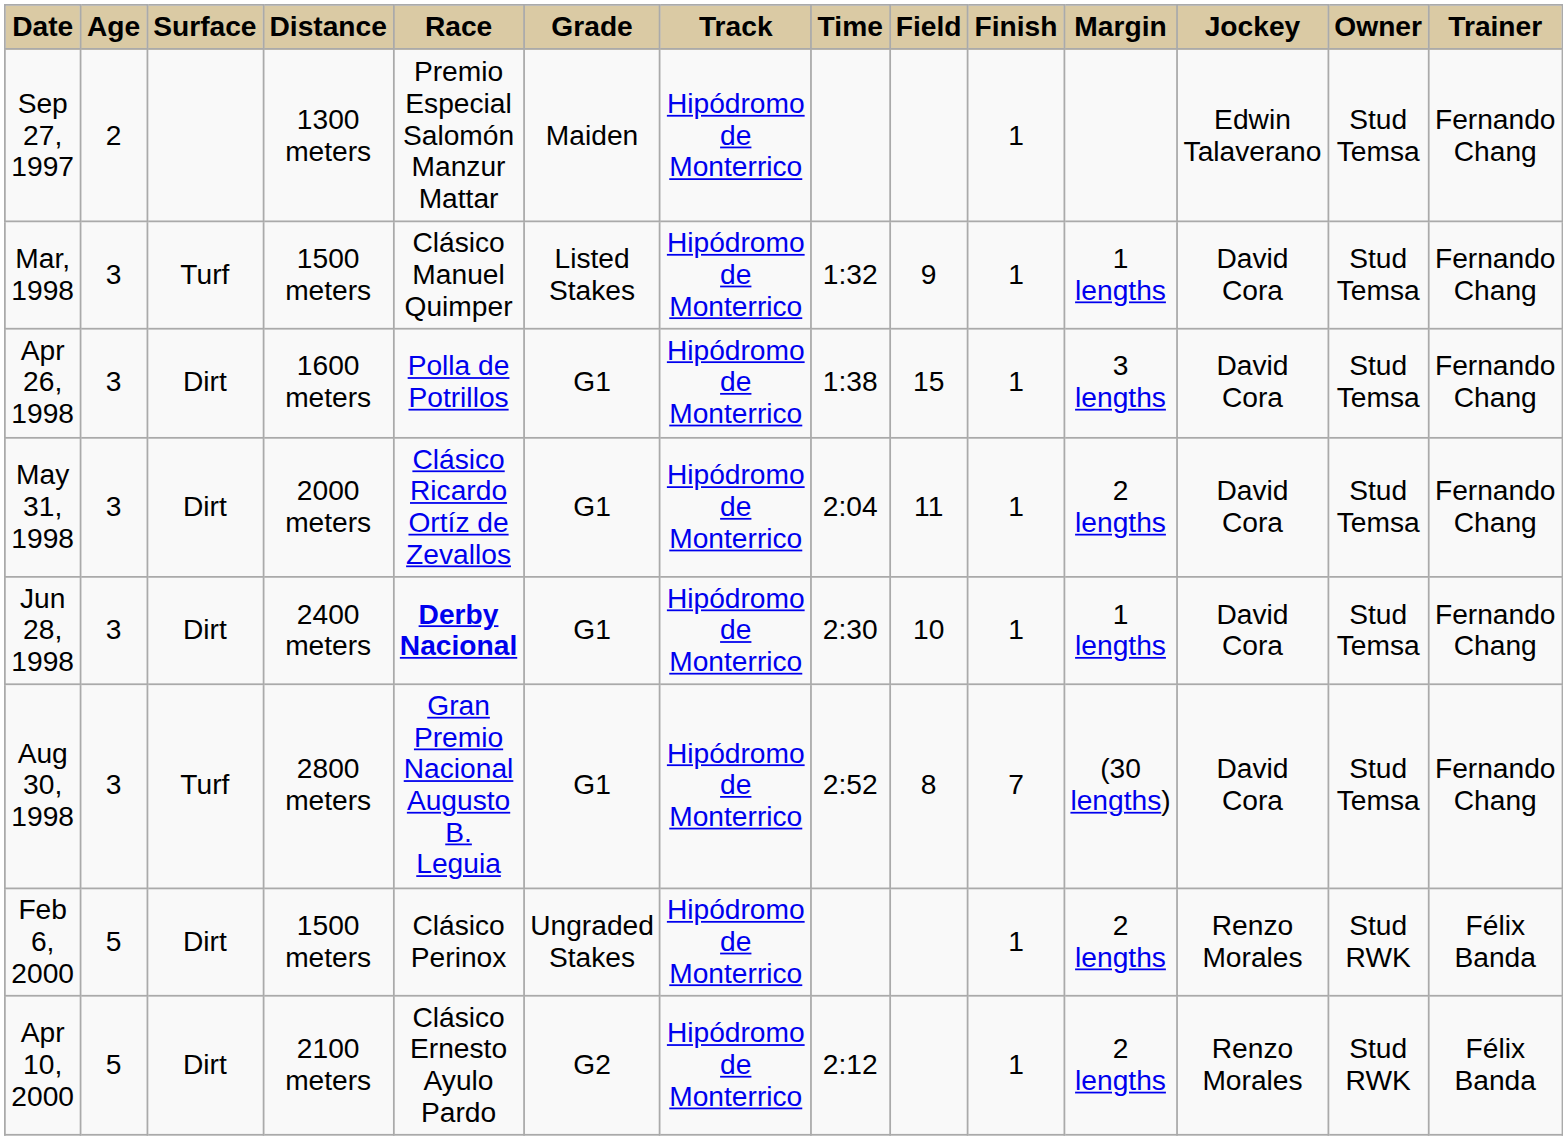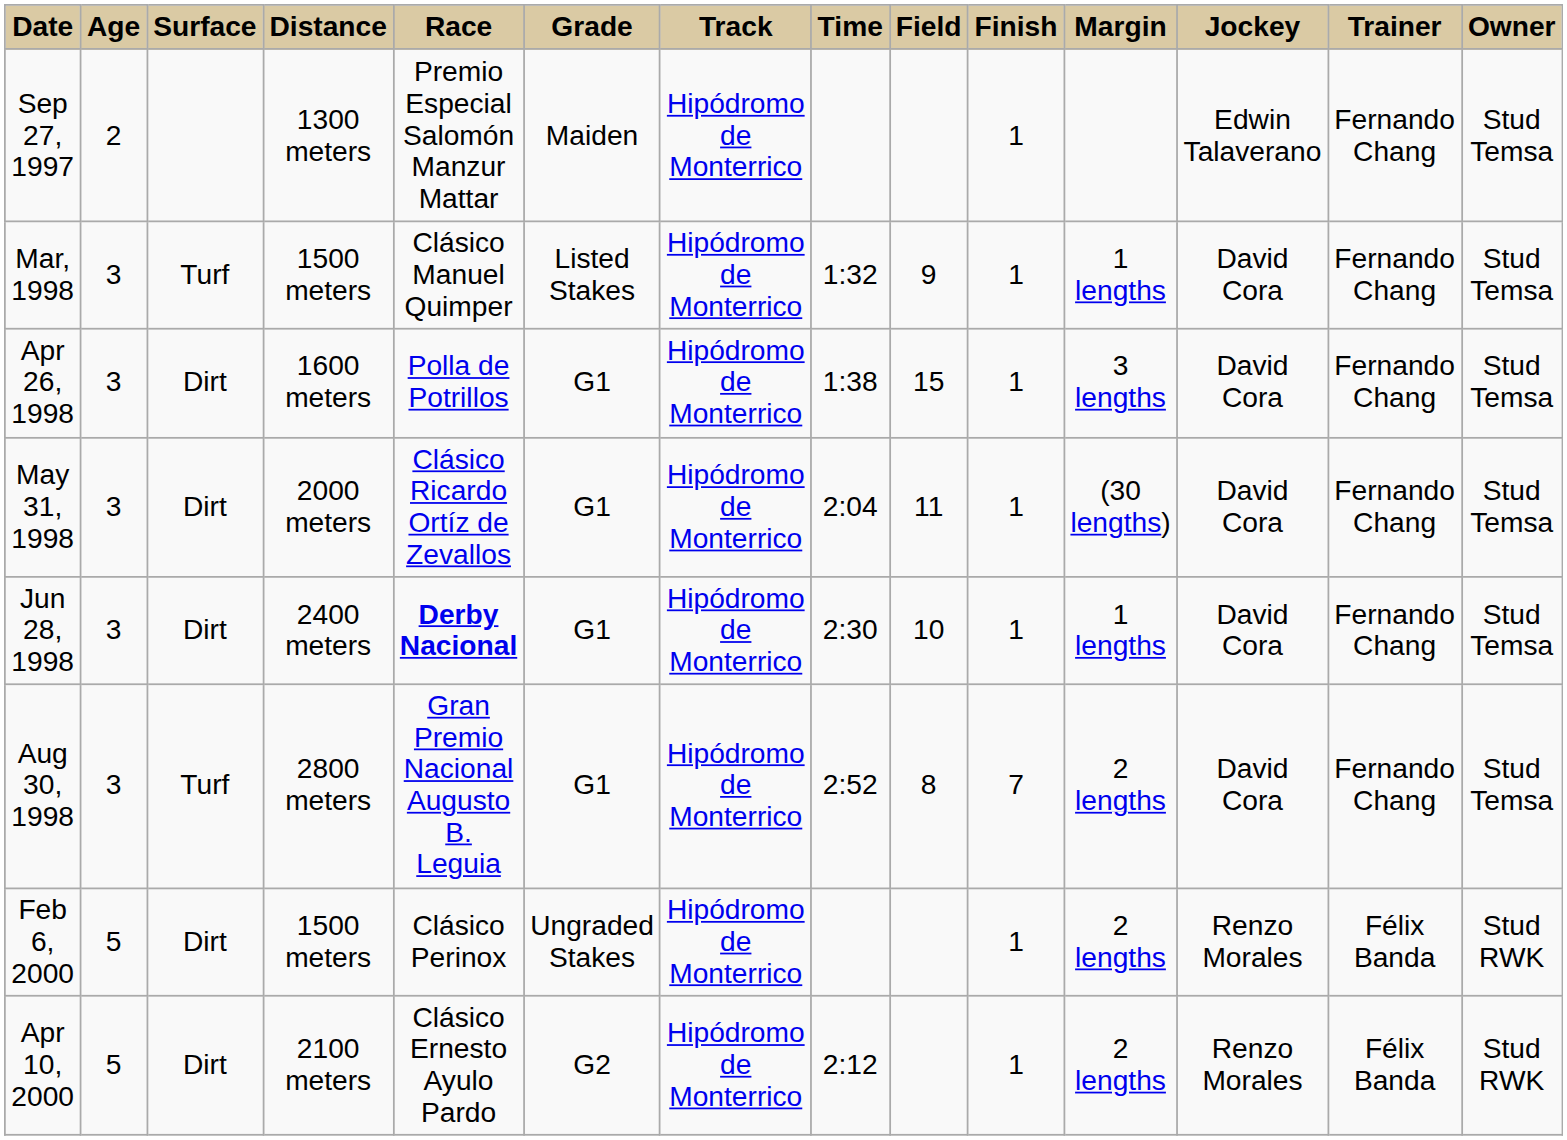columns swapped: (1495, 26) <-> (1378, 26)
(1120, 506) 2 lengths -> (1121, 506) (30 lengths)
(1121, 785) (30 lengths) -> (1120, 785) 2 lengths
